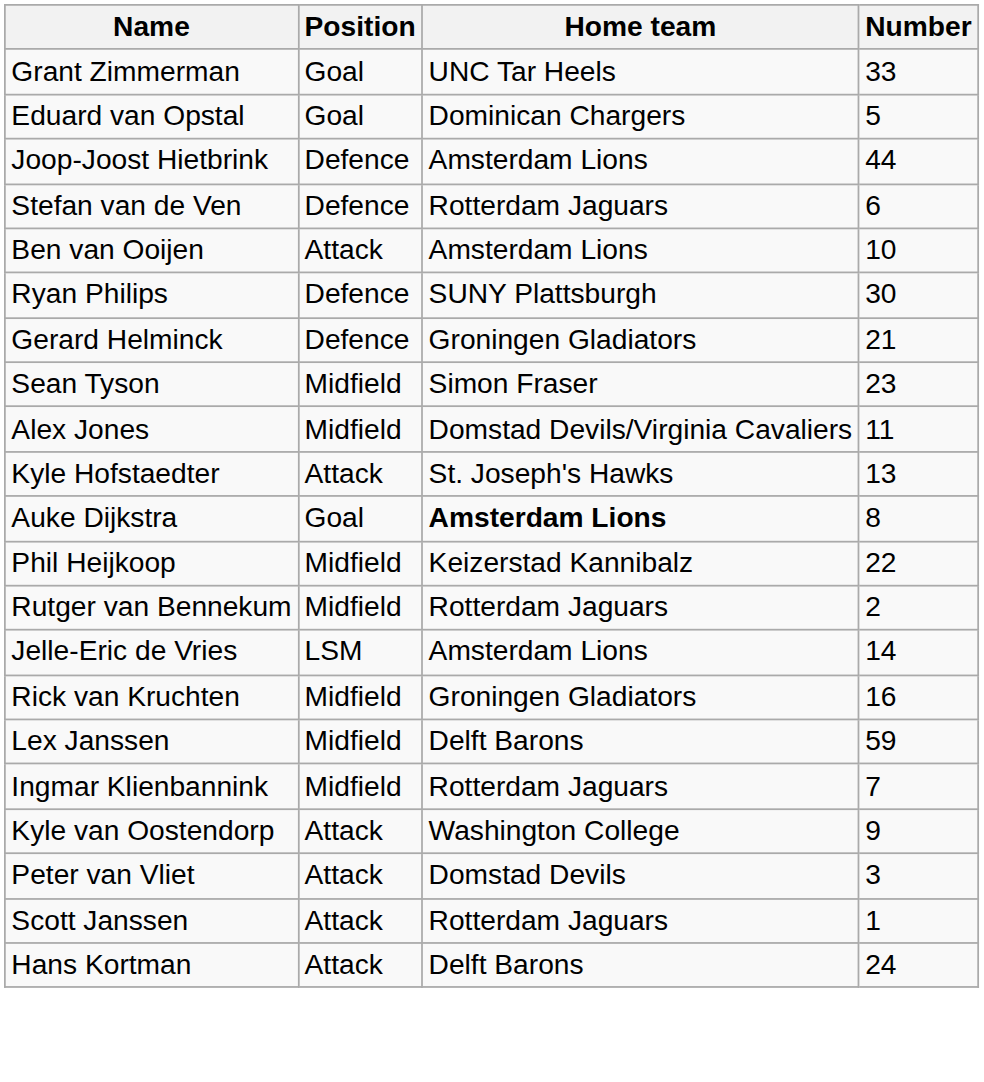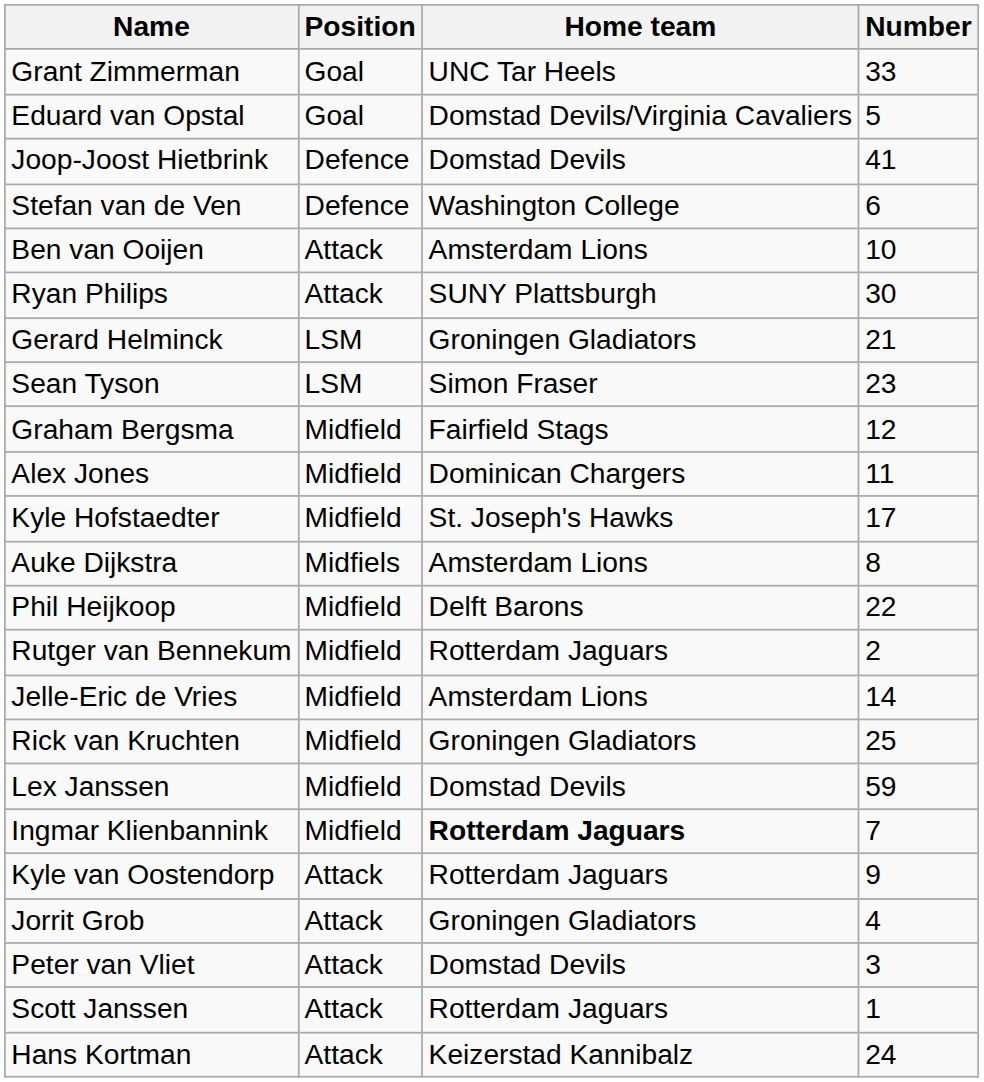(557, 116) Dominican Chargers -> (640, 116) Domstad Devils/Virginia Cavaliers
(538, 160) Amsterdam Lions -> (527, 160) Domstad Devils
(881, 160) 44 -> (881, 160) 41
(548, 205) Rotterdam Jaguars -> (554, 205) Washington College
(357, 294) Defence -> (344, 294) Attack
(357, 339) Defence -> (334, 339) LSM
(353, 384) Midfield -> (334, 384) LSM
+ row: (122, 428)
(640, 428) Domstad Devils/Virginia Cavaliers -> (557, 473) Dominican Chargers
(344, 473) Attack -> (353, 518) Midfield
(881, 473) 13 -> (881, 518) 17
(334, 518) Goal -> (352, 562) Midfiels
(548, 518) bold -> (538, 562) normal
(561, 562) Keizerstad Kannibalz -> (506, 607) Delft Barons
(334, 652) LSM -> (353, 696) Midfield
(881, 696) 16 -> (881, 741) 25
(506, 741) Delft Barons -> (527, 786) Domstad Devils
(548, 786) normal -> (557, 830) bold
(554, 830) Washington College -> (548, 875) Rotterdam Jaguars
+ row: (78, 920)
(506, 964) Delft Barons -> (561, 1054) Keizerstad Kannibalz
